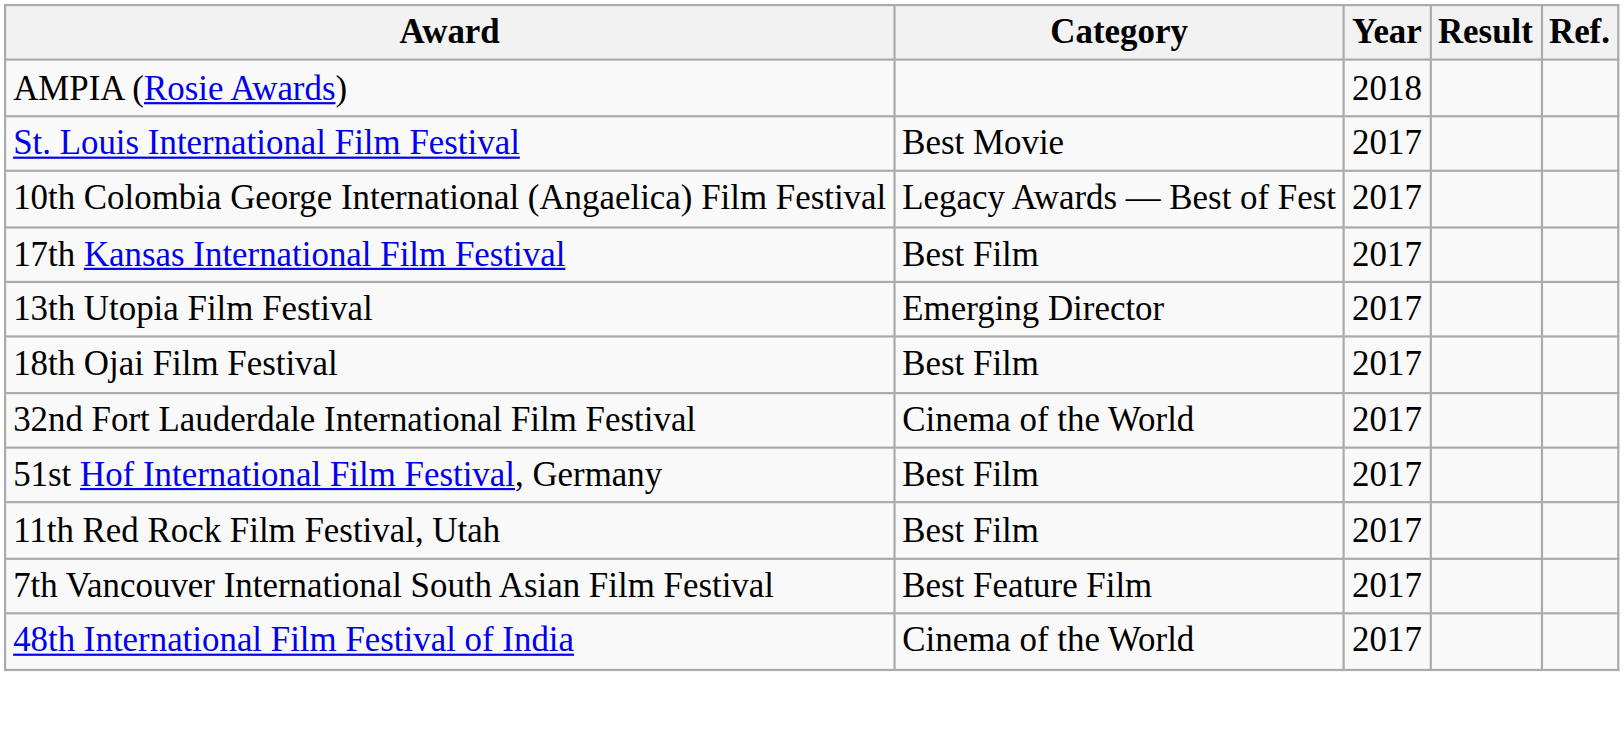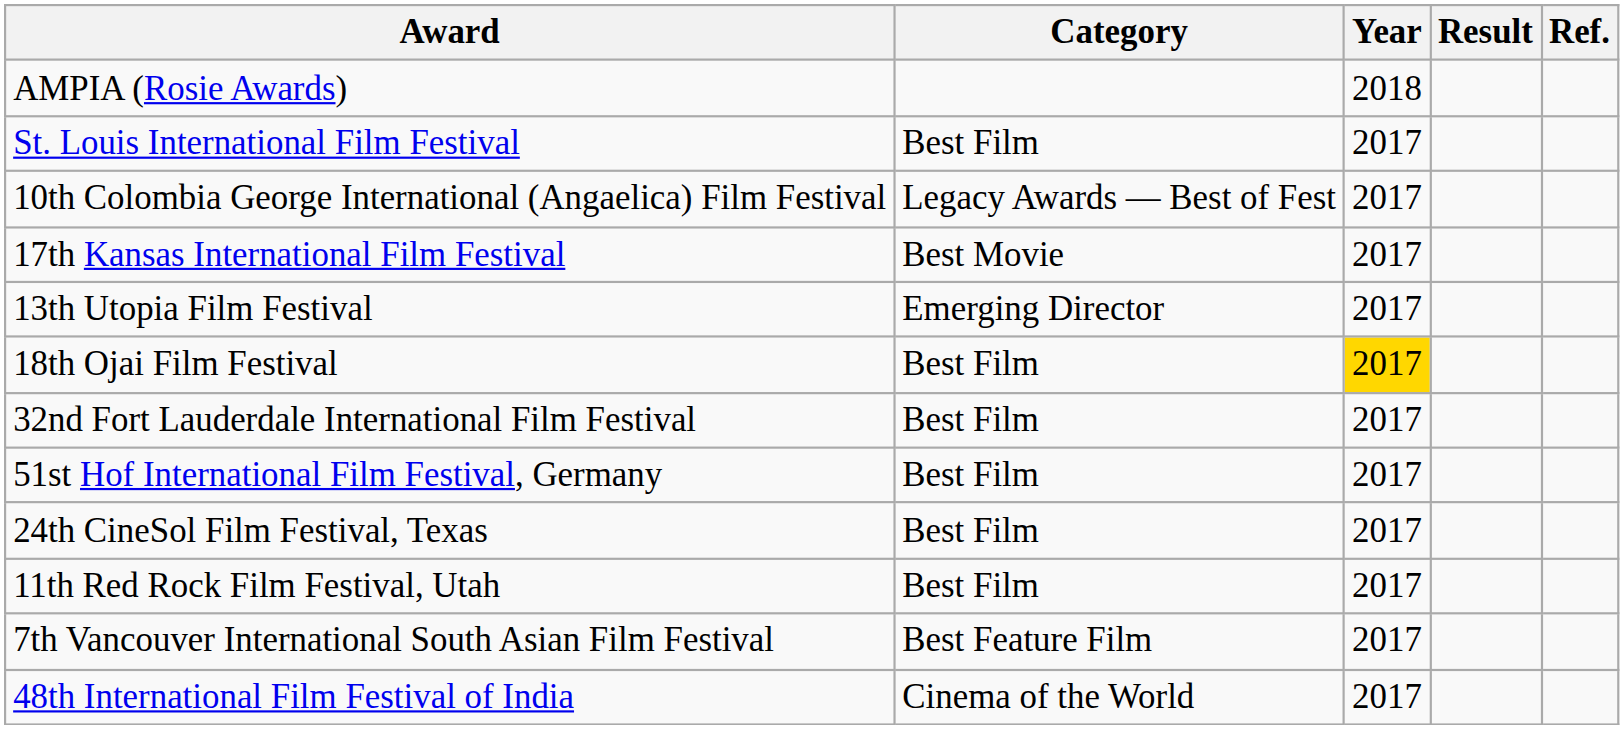(983, 142) Best Movie -> (971, 142) Best Film
(971, 253) Best Film -> (983, 253) Best Movie
(1387, 364) no background -> (1387, 364) gold background
(1048, 419) Cinema of the World -> (971, 419) Best Film
+ row: (250, 530)
